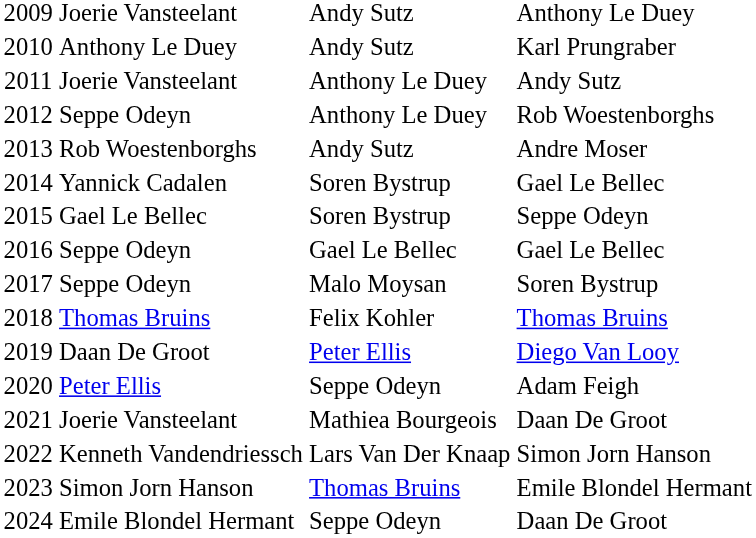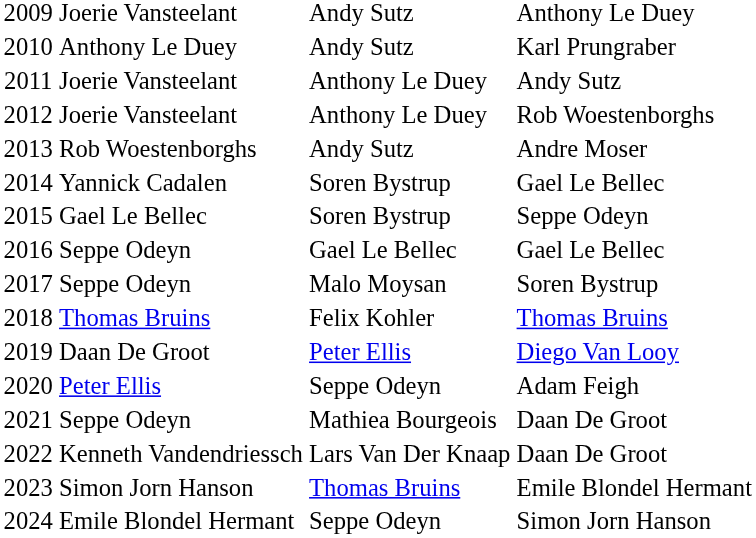(125, 114) Seppe Odeyn -> (148, 114) Joerie Vansteelant
(148, 419) Joerie Vansteelant -> (125, 419) Seppe Odeyn
(614, 453) Simon Jorn Hanson -> (592, 453) Daan De Groot
(592, 521) Daan De Groot -> (614, 521) Simon Jorn Hanson
